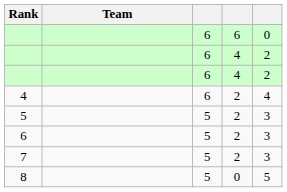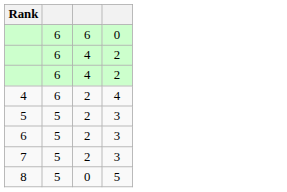- column: (117, 14)
